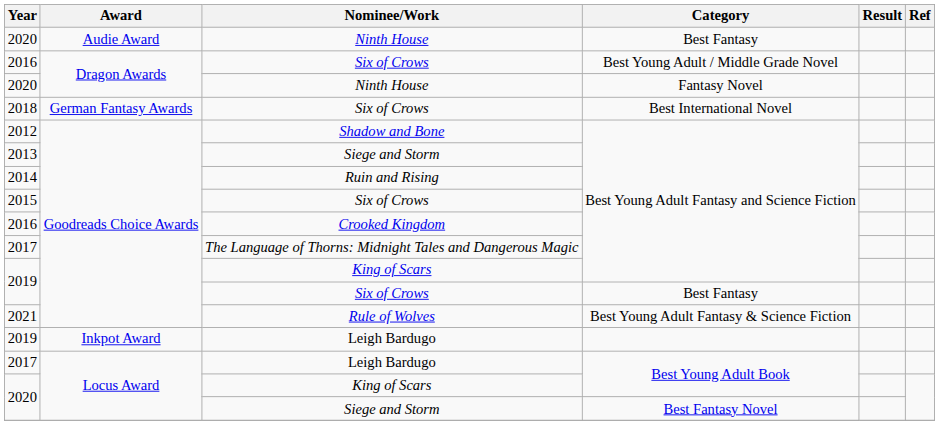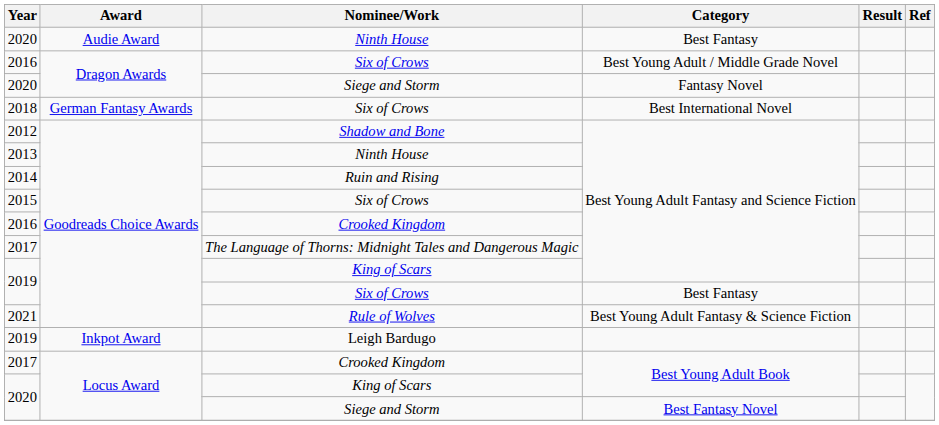(392, 85) Ninth House -> (392, 85) Siege and Storm
(392, 154) Siege and Storm -> (392, 154) Ninth House
(392, 362) Leigh Bardugo -> (392, 362) Crooked Kingdom
